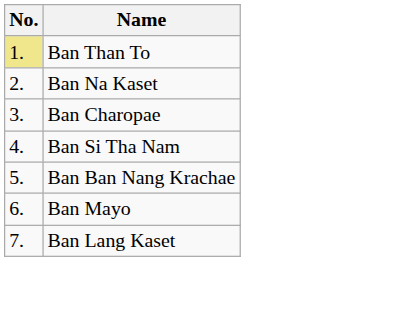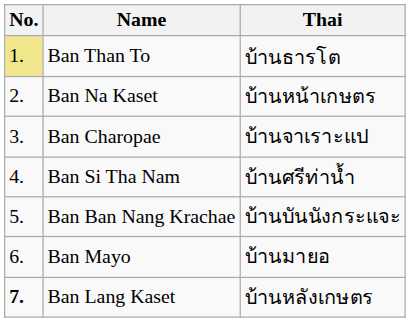+ column: (323, 20)
(17, 240) normal -> (17, 296) bold
